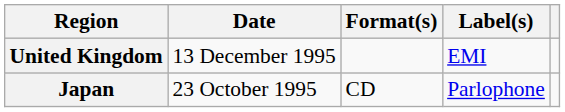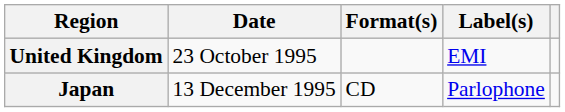(254, 55) 13 December 1995 -> (245, 55) 23 October 1995
(245, 89) 23 October 1995 -> (254, 89) 13 December 1995
